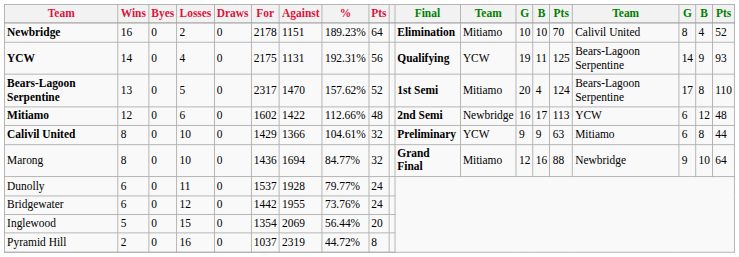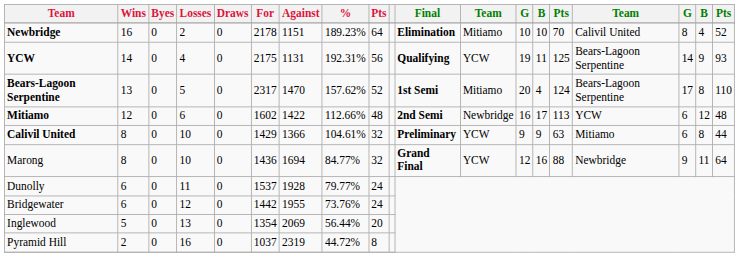(483, 160) Mitiamo -> (476, 160) YCW
(704, 160) 10 -> (704, 160) 11
(185, 223) 15 -> (185, 223) 13
